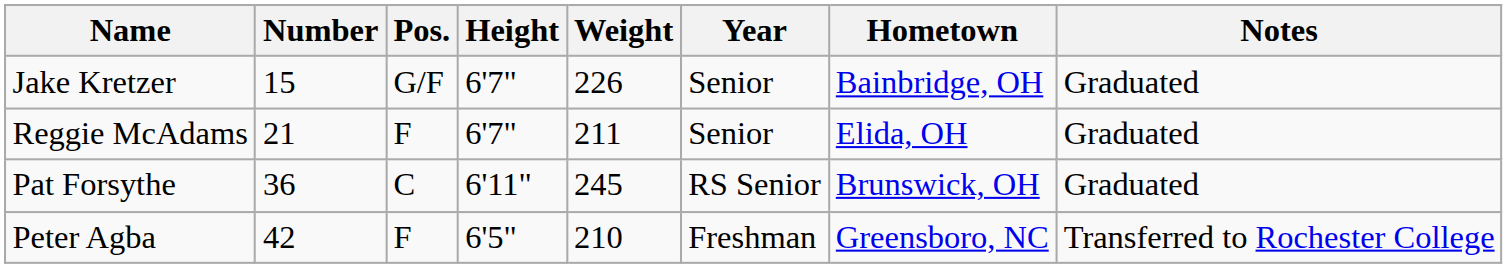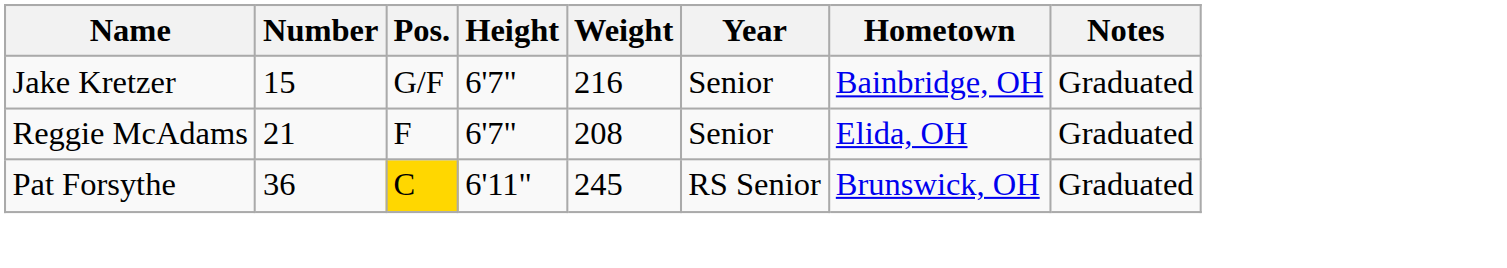(598, 81) 226 -> (598, 81) 216
(598, 133) 211 -> (598, 133) 208
(404, 184) no background -> (404, 184) gold background
- row: (84, 236)
